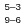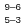rows swapped: (13, 20) <-> (13, 6)
